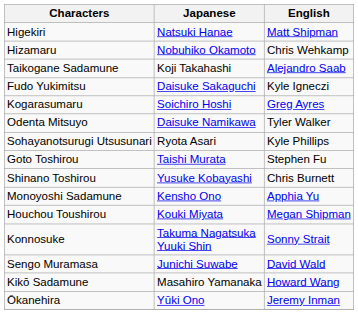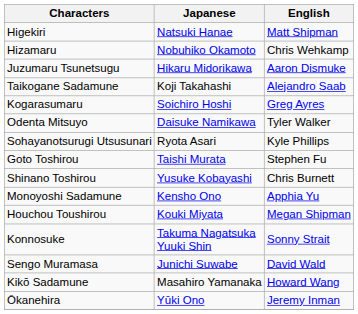+ row: (63, 68)
- row: (46, 86)
